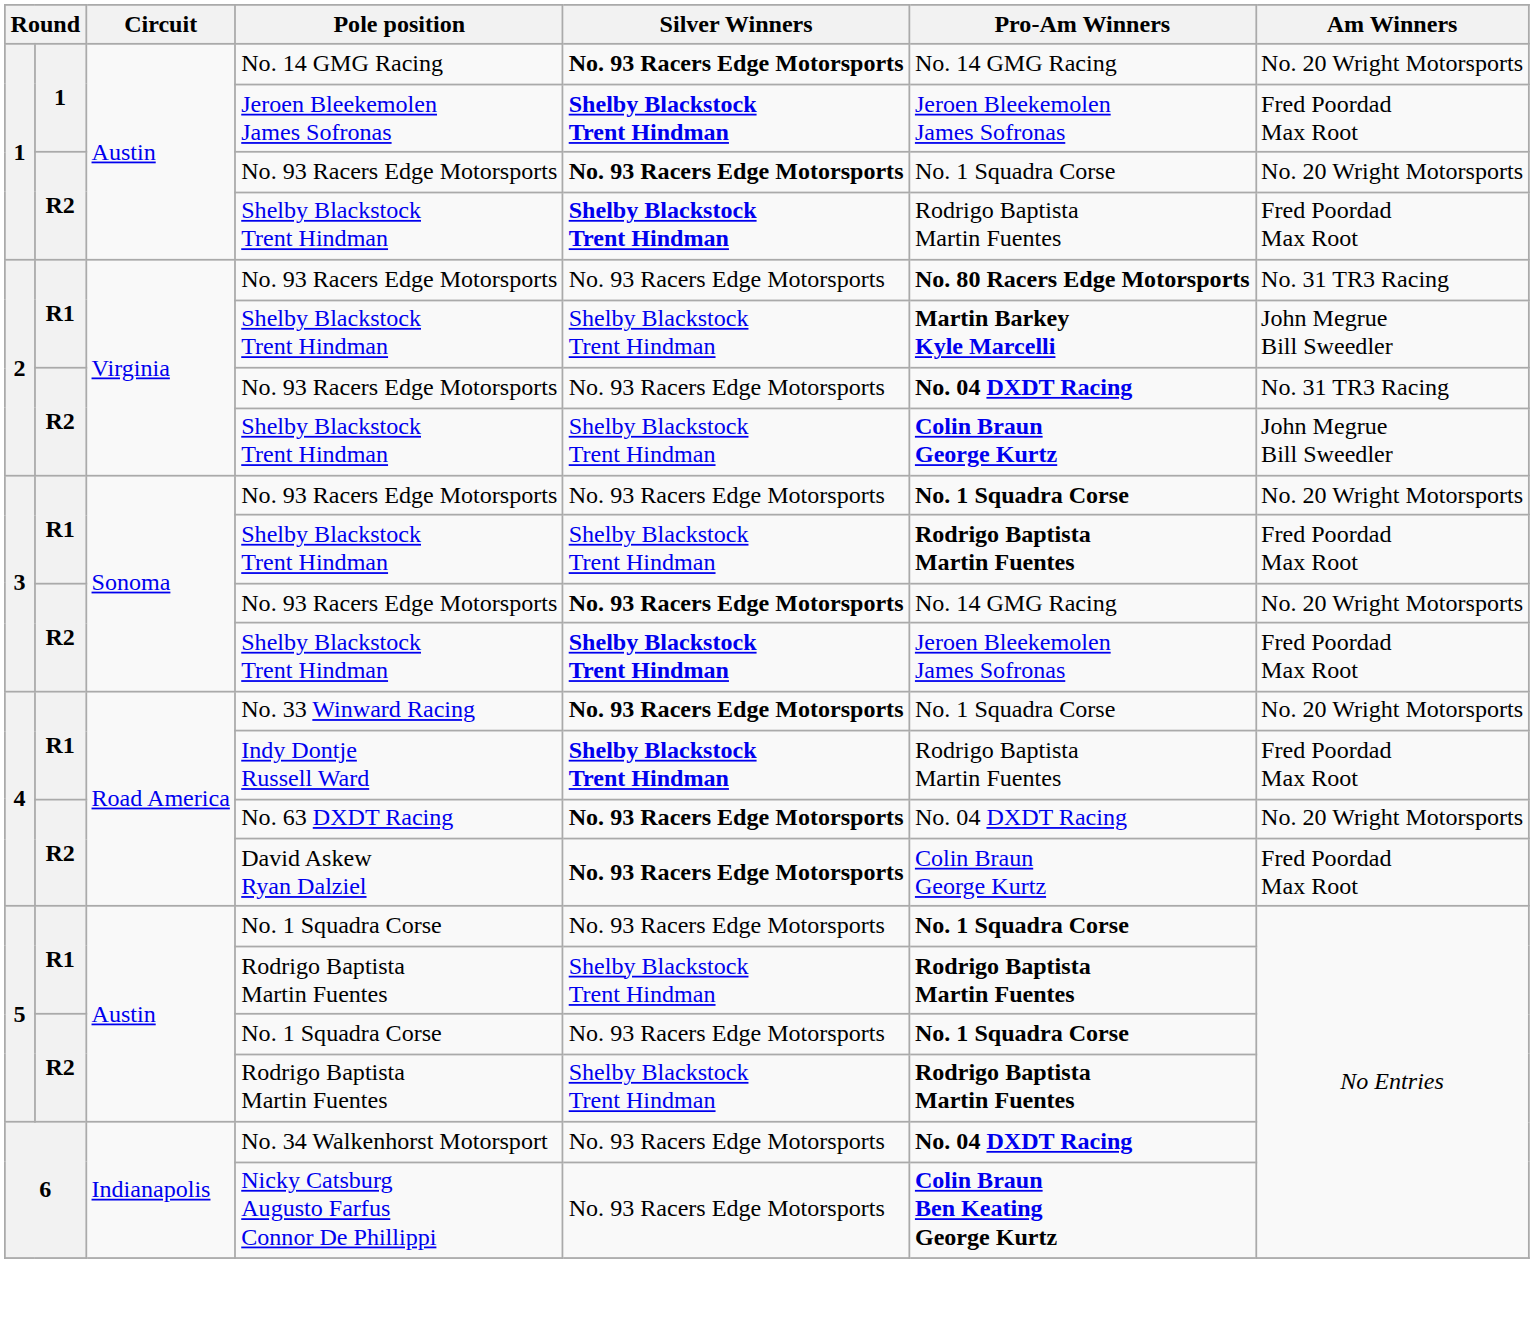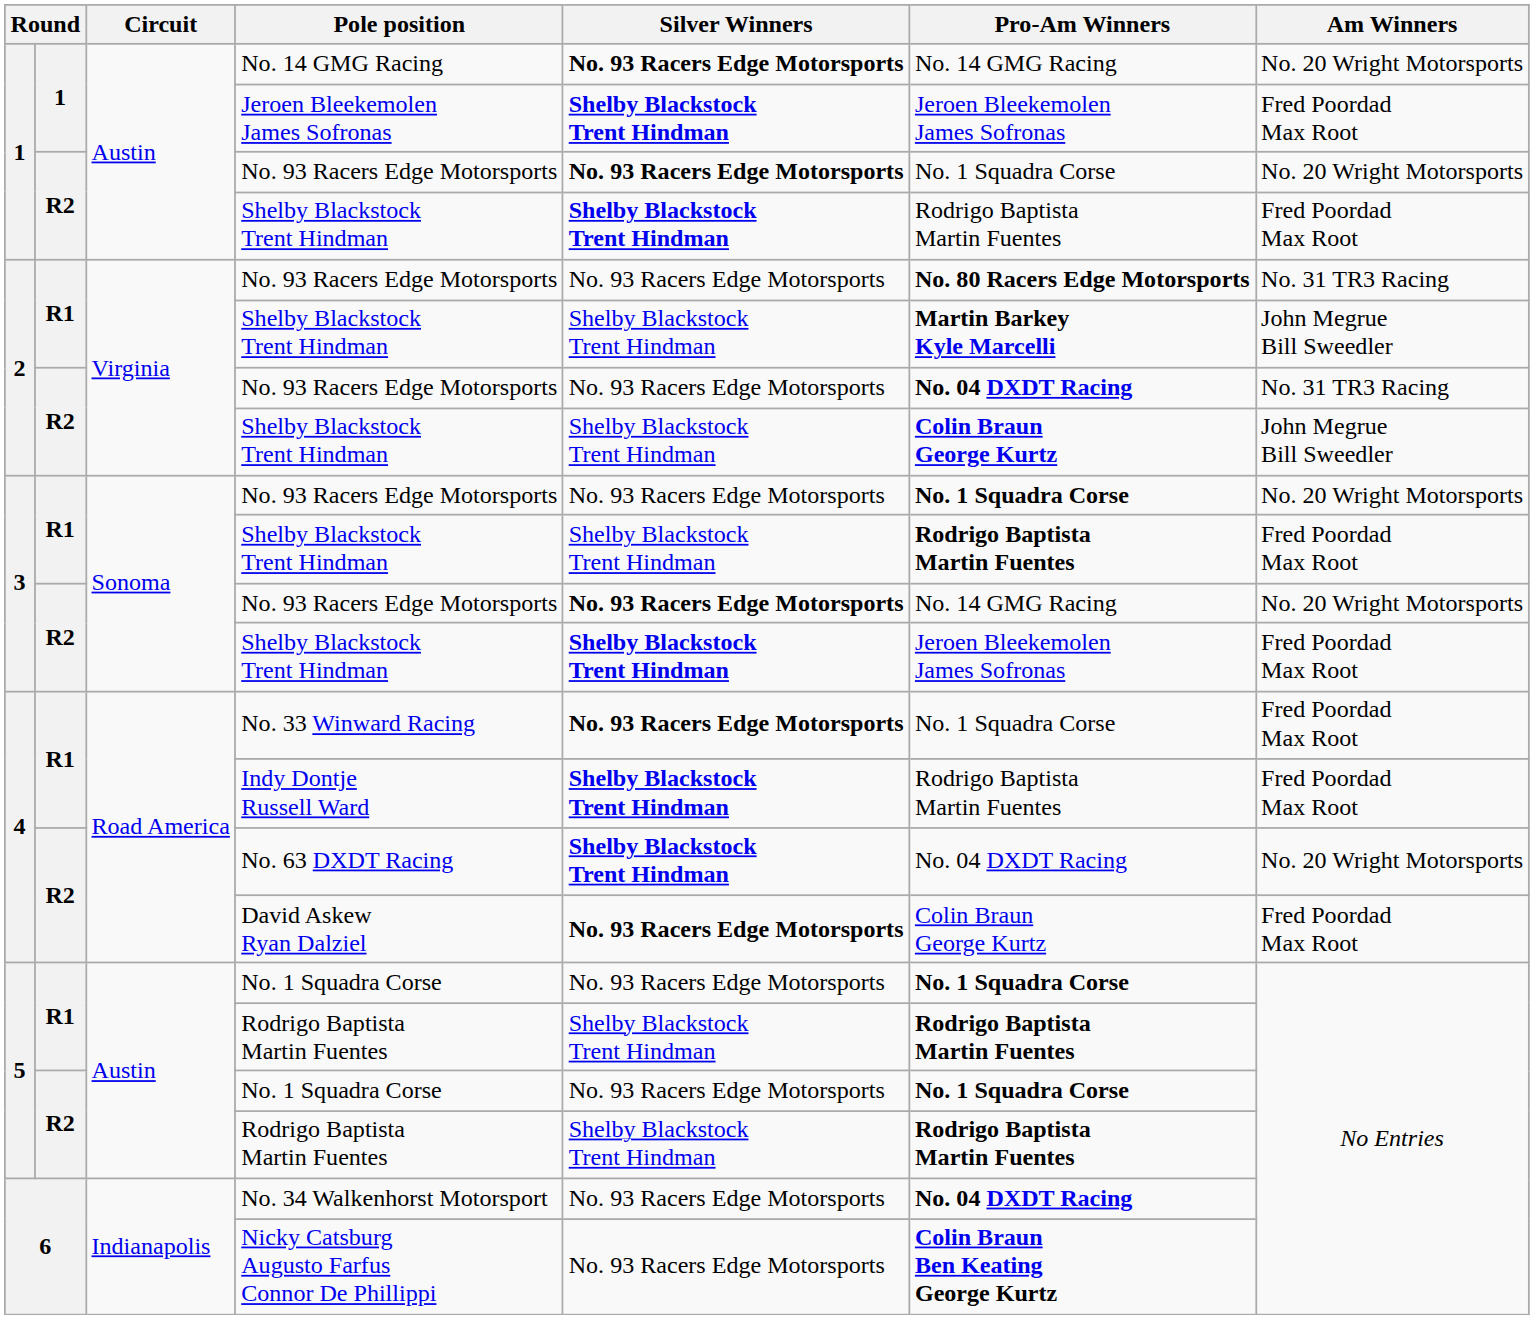(1392, 710) No. 20 Wright Motorsports -> (1326, 724) Fred Poordad Max Root
(736, 817) No. 93 Racers Edge Motorsports -> (663, 860) Shelby Blackstock Trent Hindman
